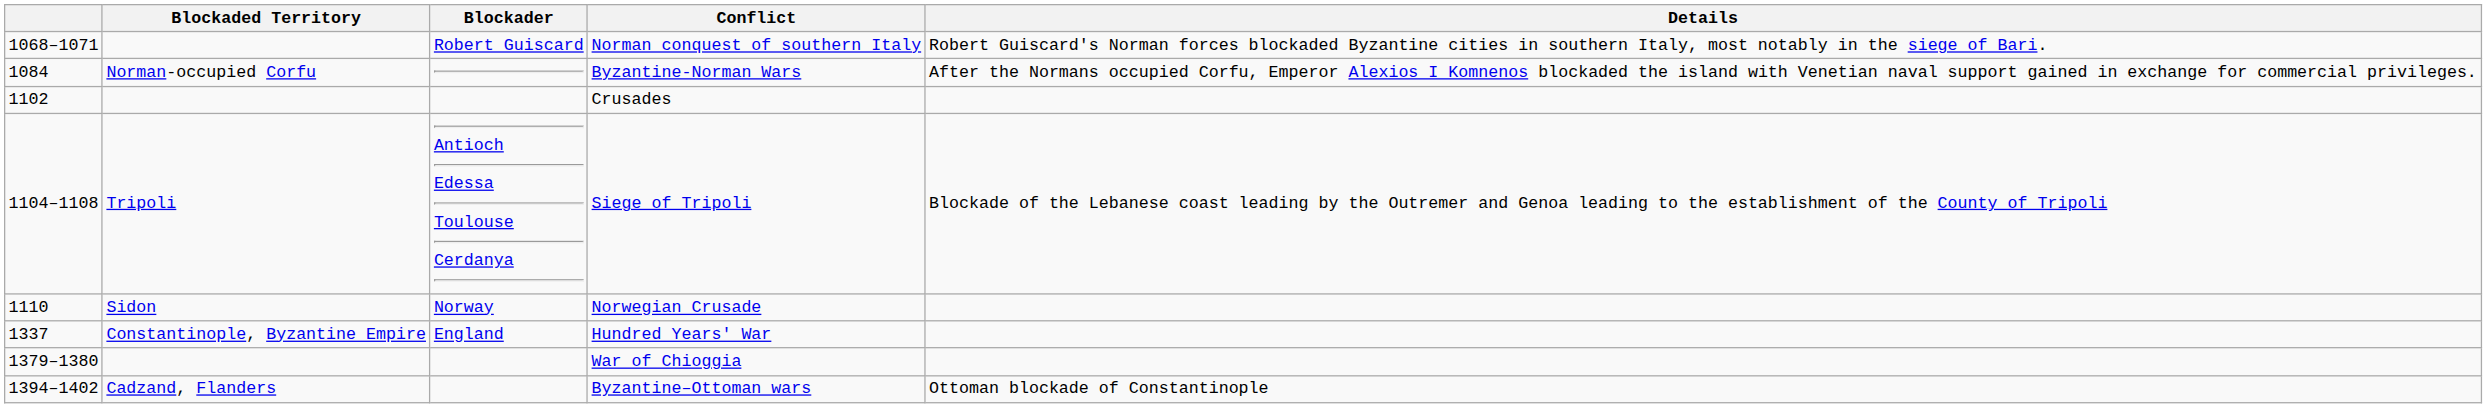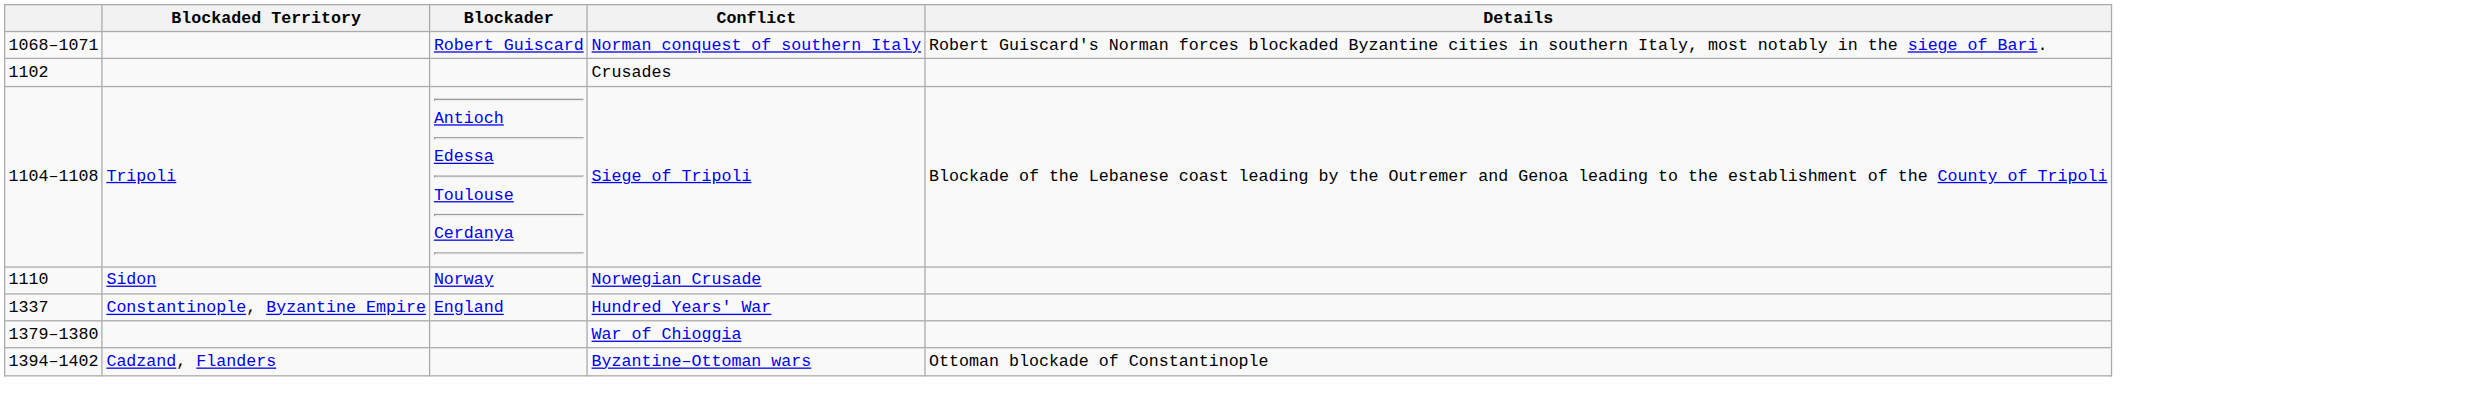- row: (696, 72)
